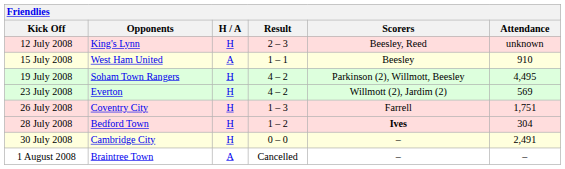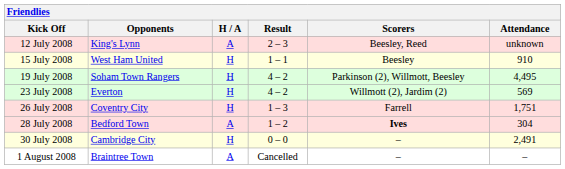(230, 44) H -> (230, 44) A
(230, 60) A -> (230, 60) H
(230, 124) H -> (230, 124) A
